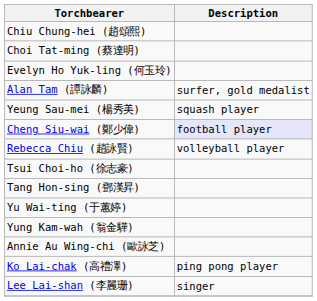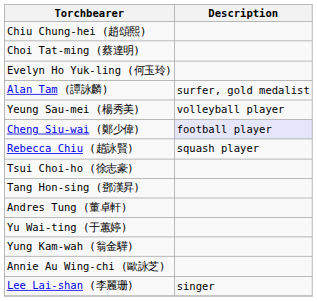(218, 110) squash player -> (231, 110) volleyball player
(231, 149) volleyball player -> (218, 149) squash player
+ row: (67, 207)
- row: (67, 266)
